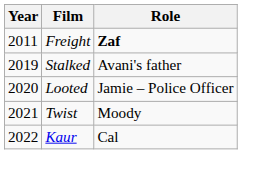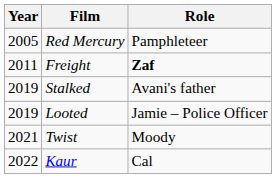+ row: (85, 40)
(23, 88) 2020 -> (23, 112) 2019
